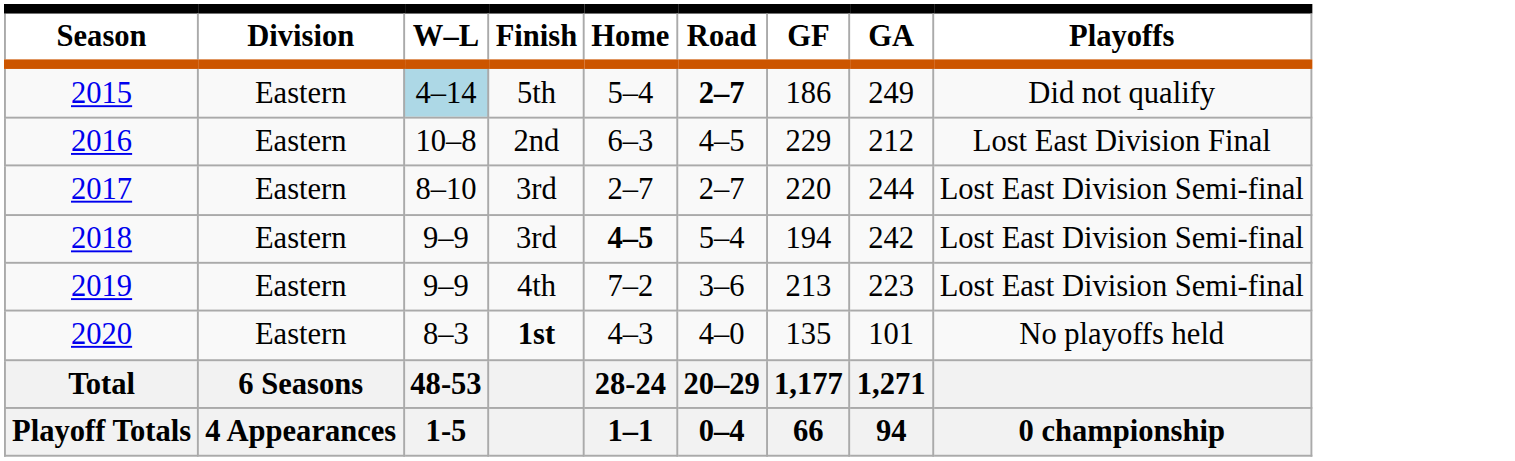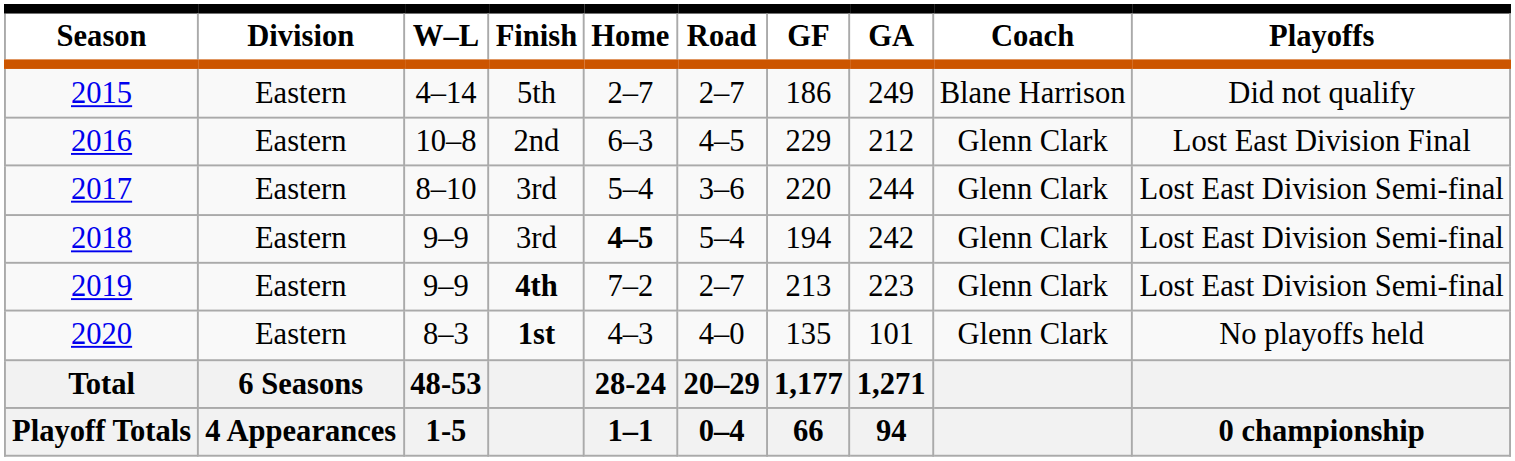+ column: (1033, 36)
(446, 92) lightblue background -> (446, 92) no background
(630, 92) 5–4 -> (630, 92) 2–7
(722, 92) bold -> (722, 92) normal
(630, 189) 2–7 -> (630, 189) 5–4
(722, 189) 2–7 -> (722, 189) 3–6
(536, 286) normal -> (536, 286) bold
(722, 286) 3–6 -> (722, 286) 2–7
